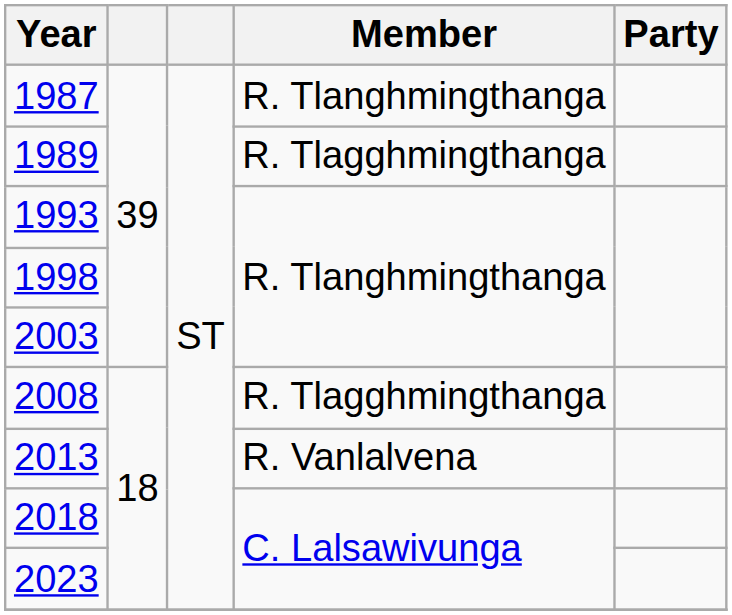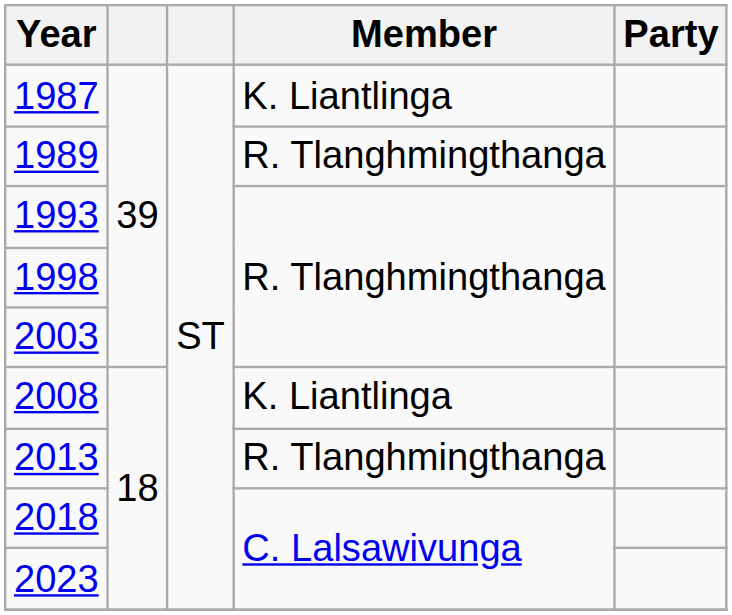(424, 95) R. Tlanghmingthanga -> (347, 95) K. Liantlinga
(424, 155) R. Tlagghmingthanga -> (424, 155) R. Tlanghmingthanga
(424, 397) R. Tlagghmingthanga -> (347, 397) K. Liantlinga
(360, 457) R. Vanlalvena -> (424, 457) R. Tlanghmingthanga
